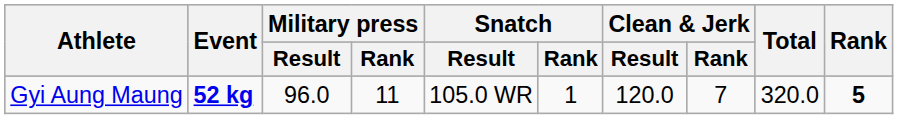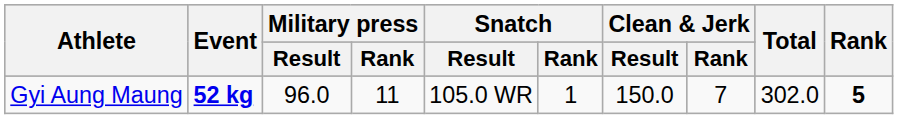(645, 95) 120.0 -> (645, 95) 150.0
(790, 95) 320.0 -> (790, 95) 302.0
